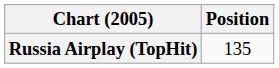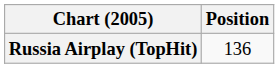(237, 48) 135 -> (237, 48) 136
